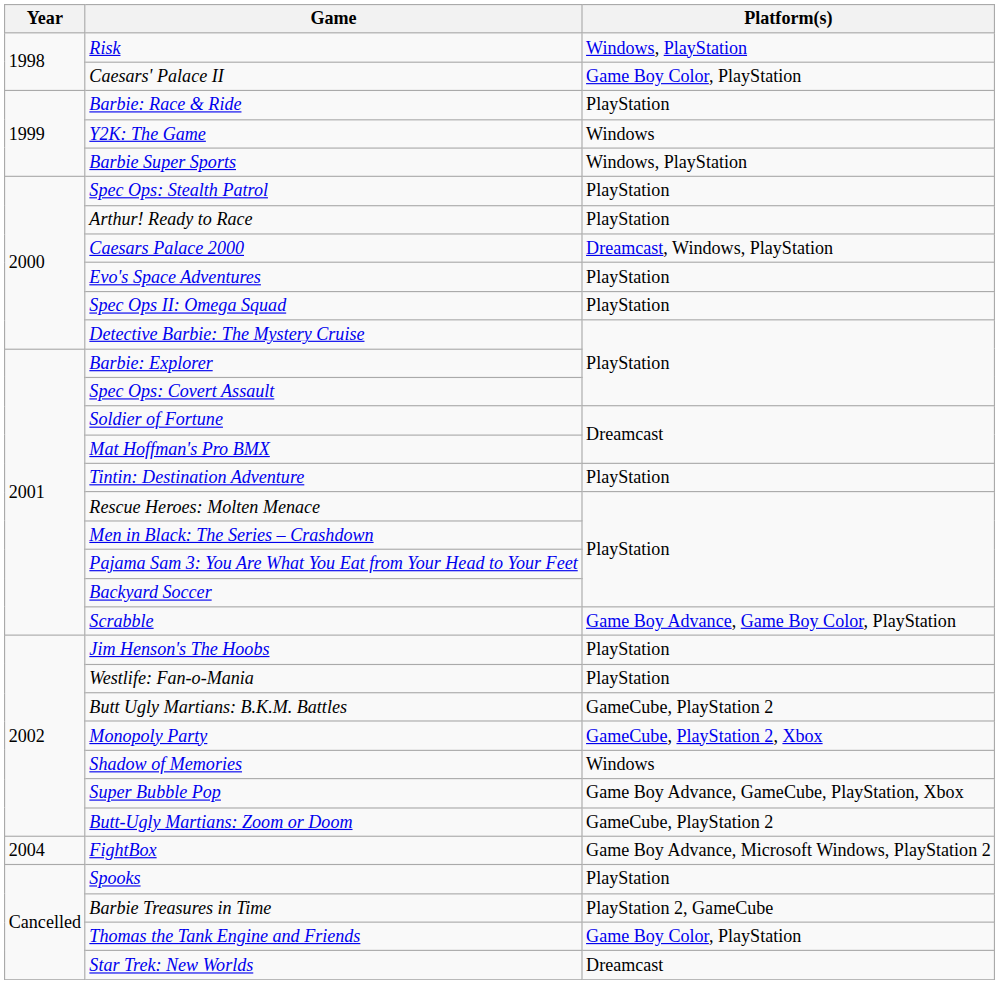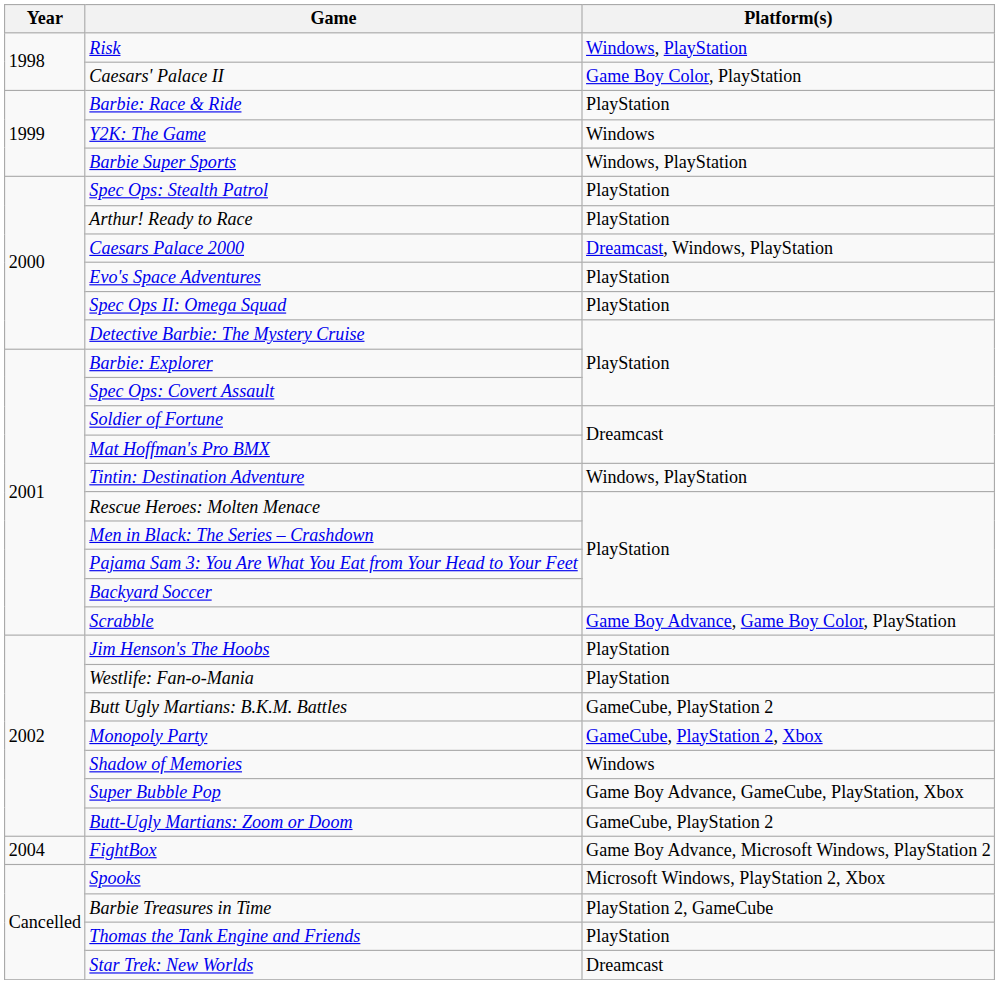(628, 477) PlayStation -> (667, 477) Windows, PlayStation
(628, 879) PlayStation -> (736, 879) Microsoft Windows, PlayStation 2, Xbox
(694, 936) Game Boy Color, PlayStation -> (628, 936) PlayStation
